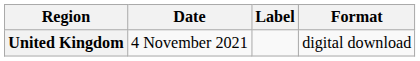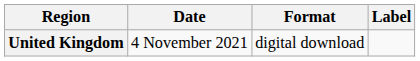columns swapped: (357, 17) <-> (275, 17)
